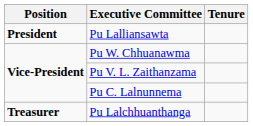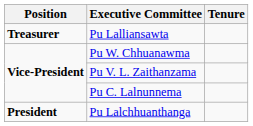(32, 33) President -> (33, 33) Treasurer
(33, 111) Treasurer -> (32, 111) President
